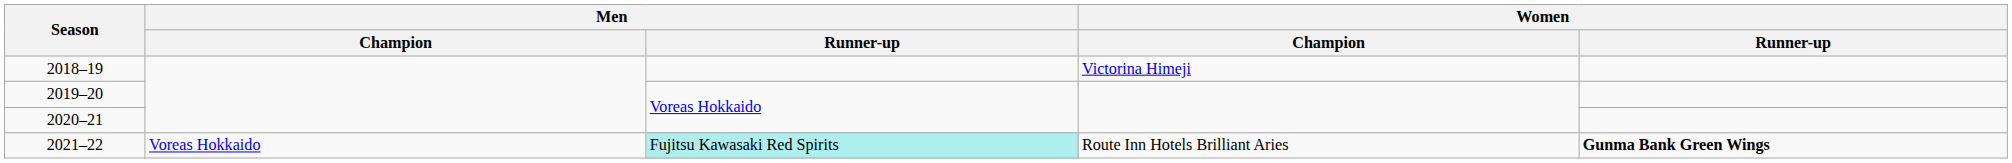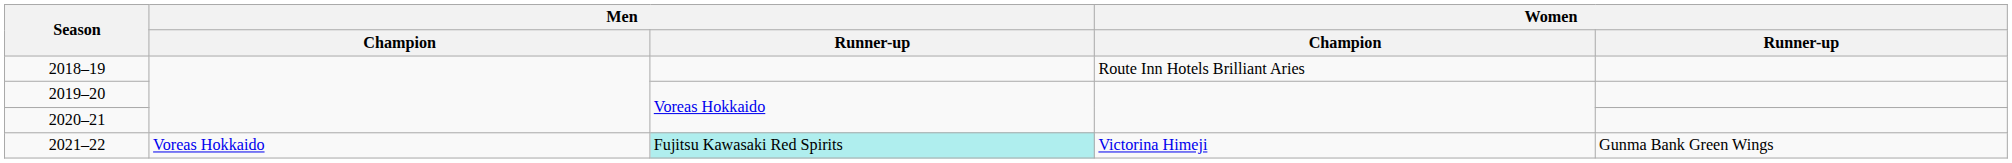(1136, 68) Victorina Himeji -> (1202, 68) Route Inn Hotels Brilliant Aries
(1185, 145) Route Inn Hotels Brilliant Aries -> (1153, 145) Victorina Himeji
(1676, 145) bold -> (1686, 145) normal
